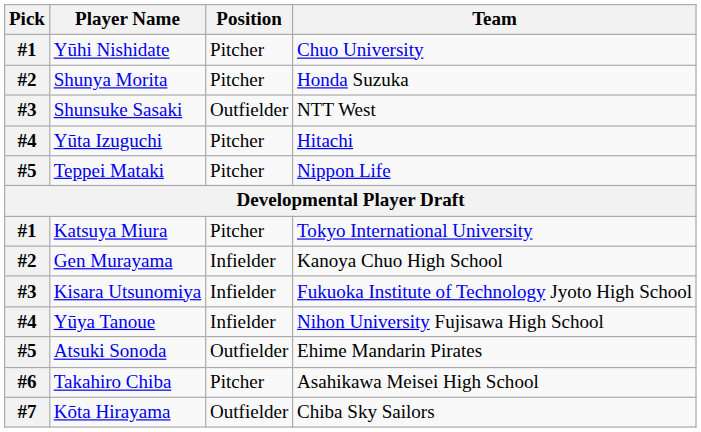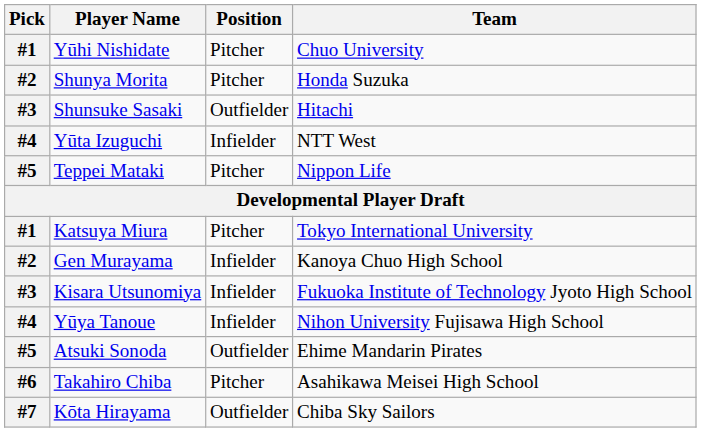(336, 110) NTT West -> (325, 110) Hitachi
(237, 140) Pitcher -> (243, 140) Infielder
(325, 140) Hitachi -> (336, 140) NTT West
